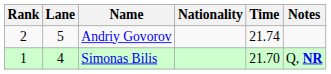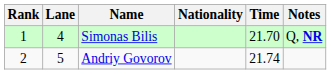rows swapped: (119, 58) <-> (126, 36)
